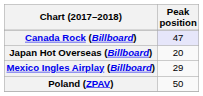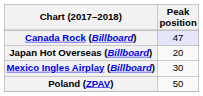(178, 68) 29 -> (178, 68) 30
